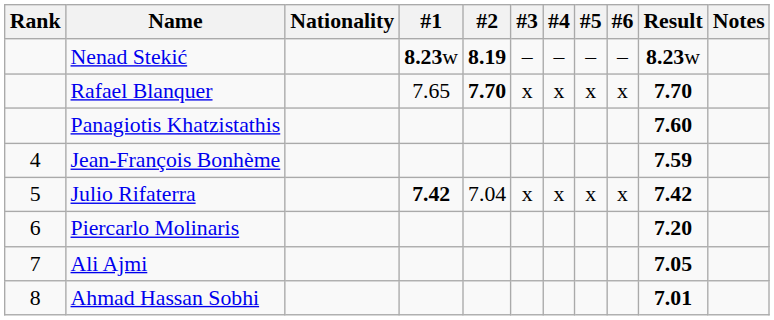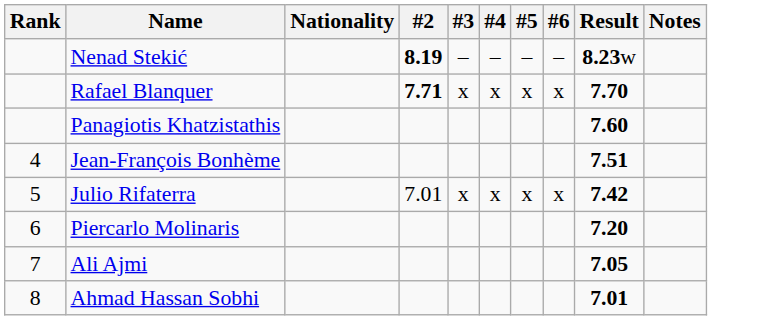- column: (431, 21)
(487, 90) 7.70 -> (423, 90) 7.71
(673, 159) 7.59 -> (609, 159) 7.51
(487, 194) 7.04 -> (423, 194) 7.01
